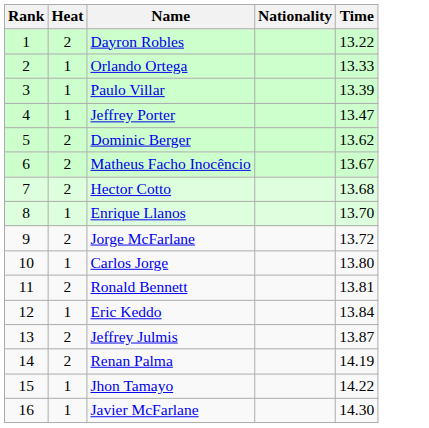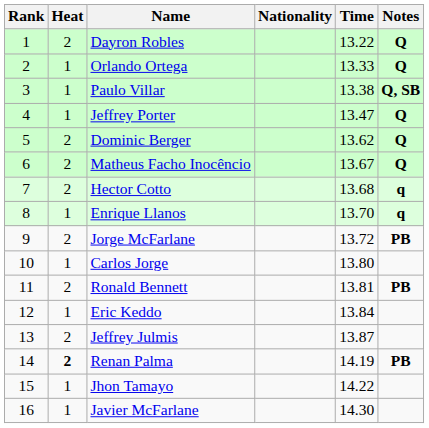+ column: (401, 16)
(357, 90) 13.39 -> (357, 90) 13.38
(67, 361) normal -> (67, 361) bold
